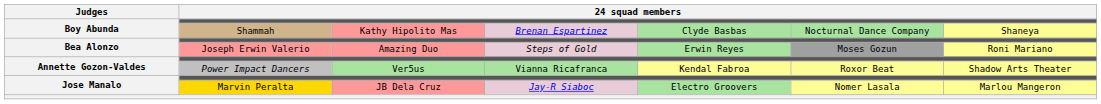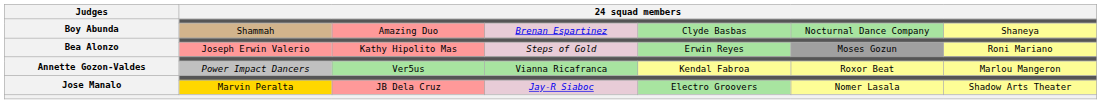(408, 31) Kathy Hipolito Mas -> (408, 31) Amazing Duo
(408, 49) Amazing Duo -> (408, 49) Kathy Hipolito Mas
(1020, 68) Shadow Arts Theater -> (1020, 68) Marlou Mangeron
(1020, 87) Marlou Mangeron -> (1020, 87) Shadow Arts Theater
